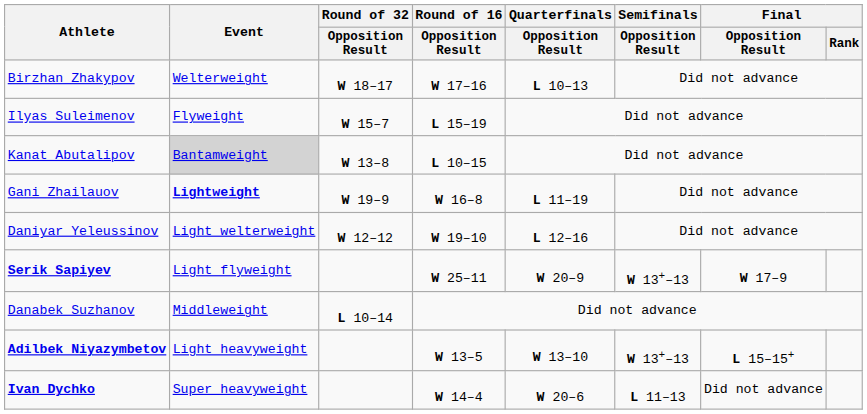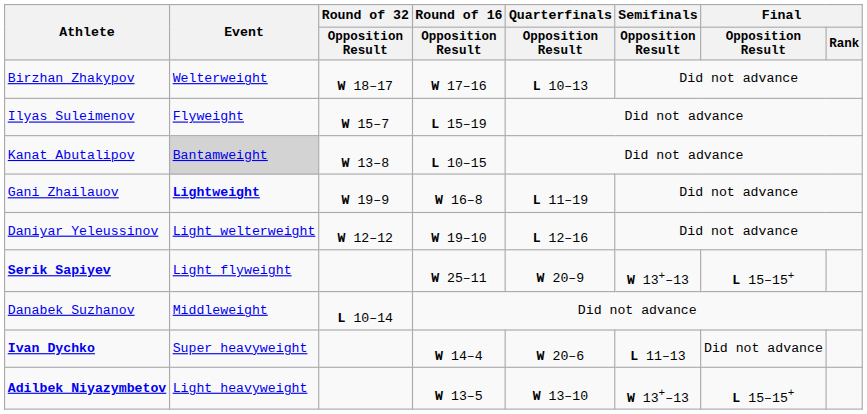(763, 278) W 17–9 -> (763, 278) L 15–15+
rows swapped: (87, 350) <-> (51, 390)
